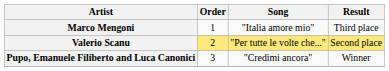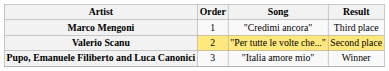(278, 27) "Italia amore mio" -> (278, 27) "Credimi ancora"
(278, 58) "Credimi ancora" -> (278, 58) "Italia amore mio"
